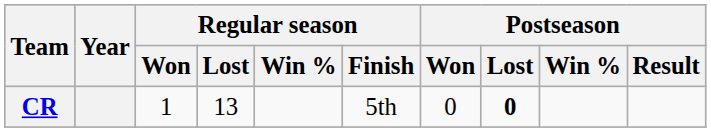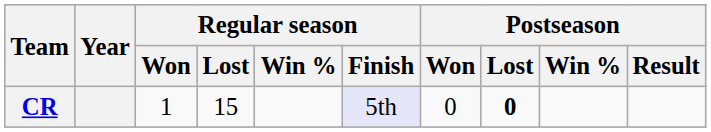(226, 106) 13 -> (226, 106) 15
(381, 106) no background -> (381, 106) lavender background
